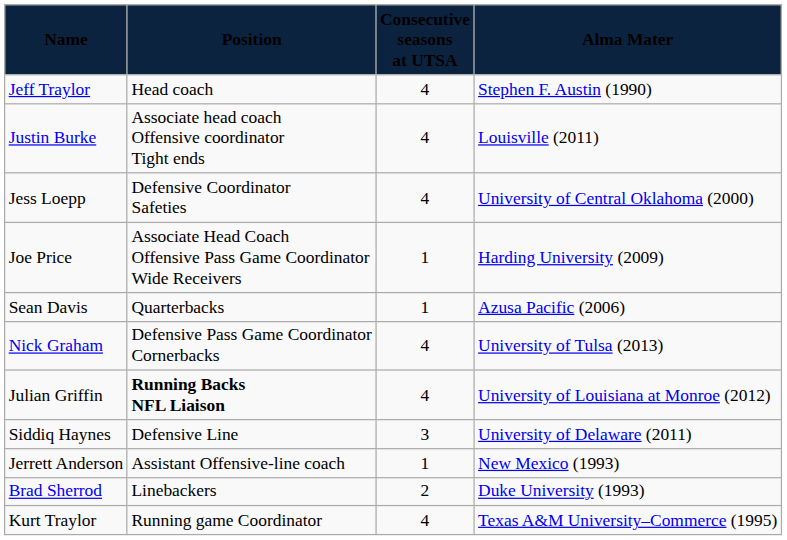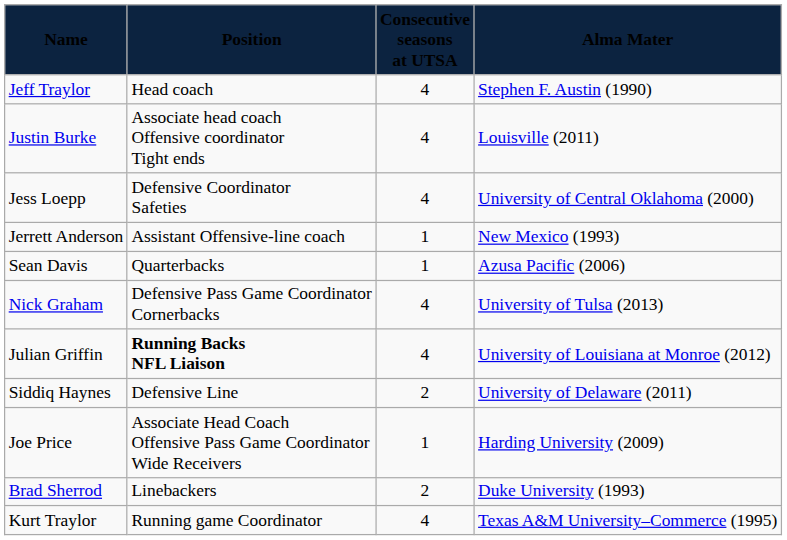rows swapped: (66, 463) <-> (40, 257)
(425, 434) 3 -> (425, 393) 2
